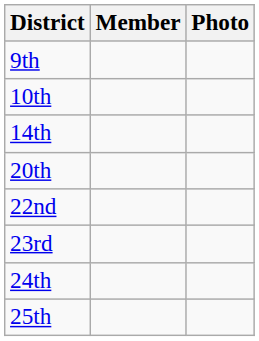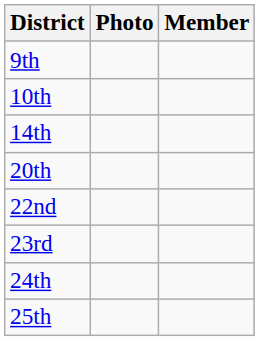columns swapped: (138, 22) <-> (220, 22)
